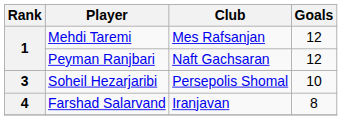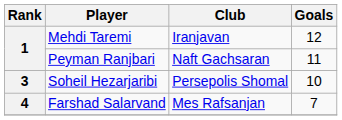(219, 37) Mes Rafsanjan -> (201, 37) Iranjavan
(314, 59) 12 -> (314, 59) 11
(201, 103) Iranjavan -> (219, 103) Mes Rafsanjan
(314, 103) 8 -> (314, 103) 7
